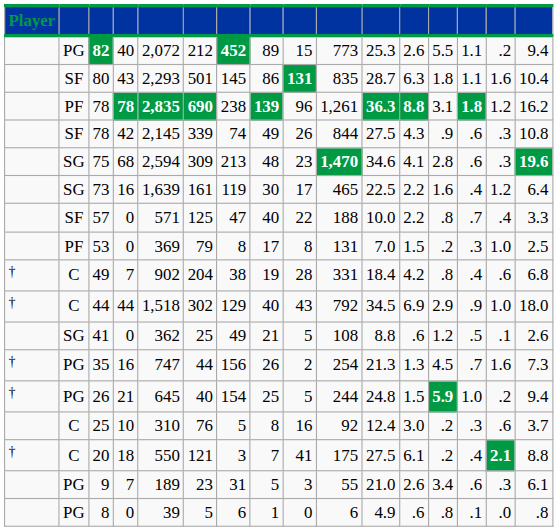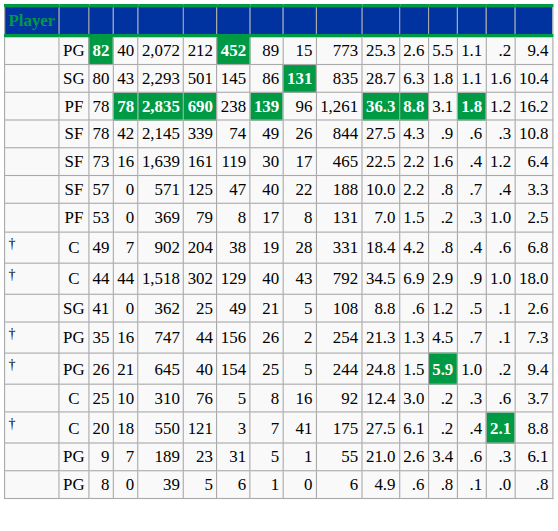(74, 78) SF -> (74, 78) SG
- row: (101, 162)
(74, 189) SG -> (74, 162) SF
(501, 365) 1.6 -> (505, 337) .1
(308, 485) 3 -> (308, 457) 1
